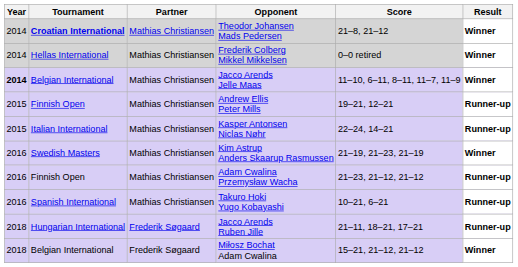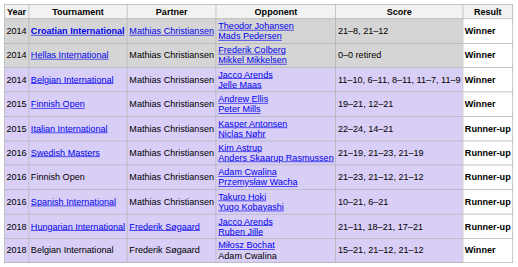(17, 80) bold -> (17, 80) normal
(488, 104) Runner-up -> (480, 104) Winner
(480, 153) Winner -> (488, 153) Runner-up
